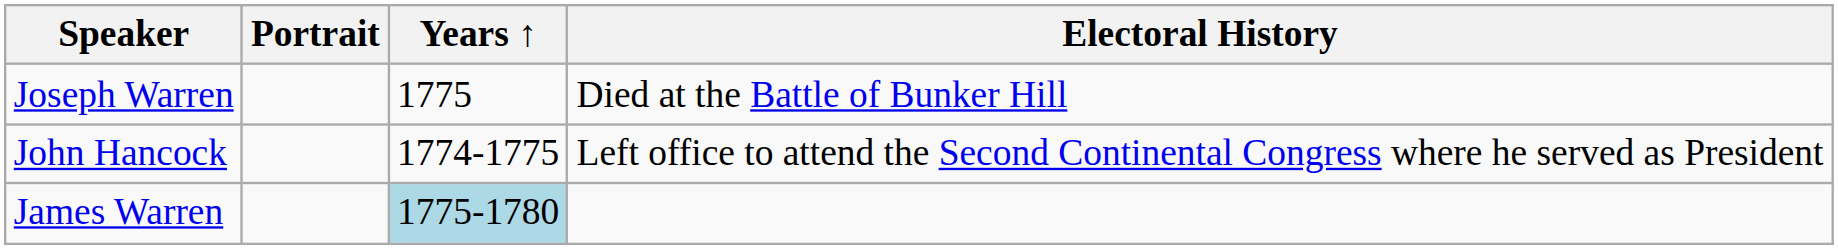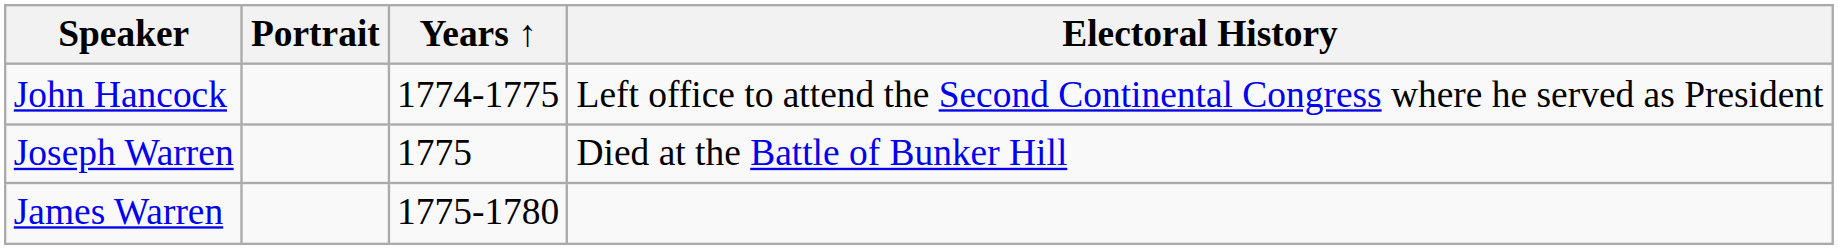rows swapped: (120, 152) <-> (124, 93)
(478, 212) lightblue background -> (478, 212) no background
